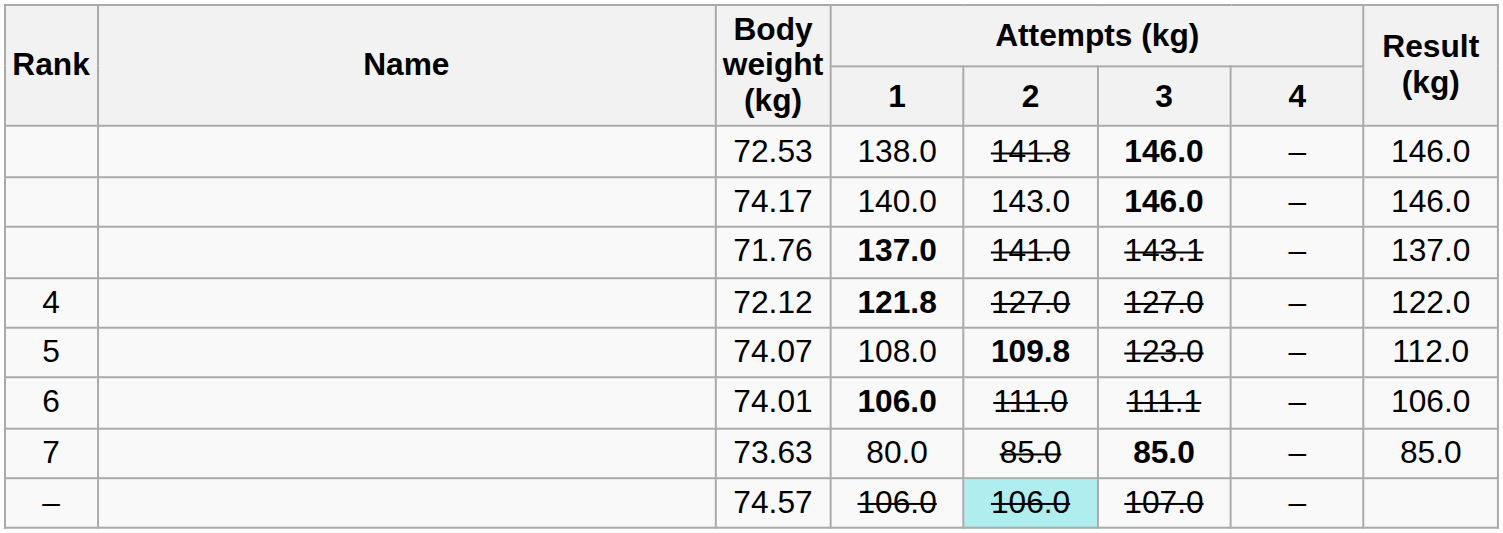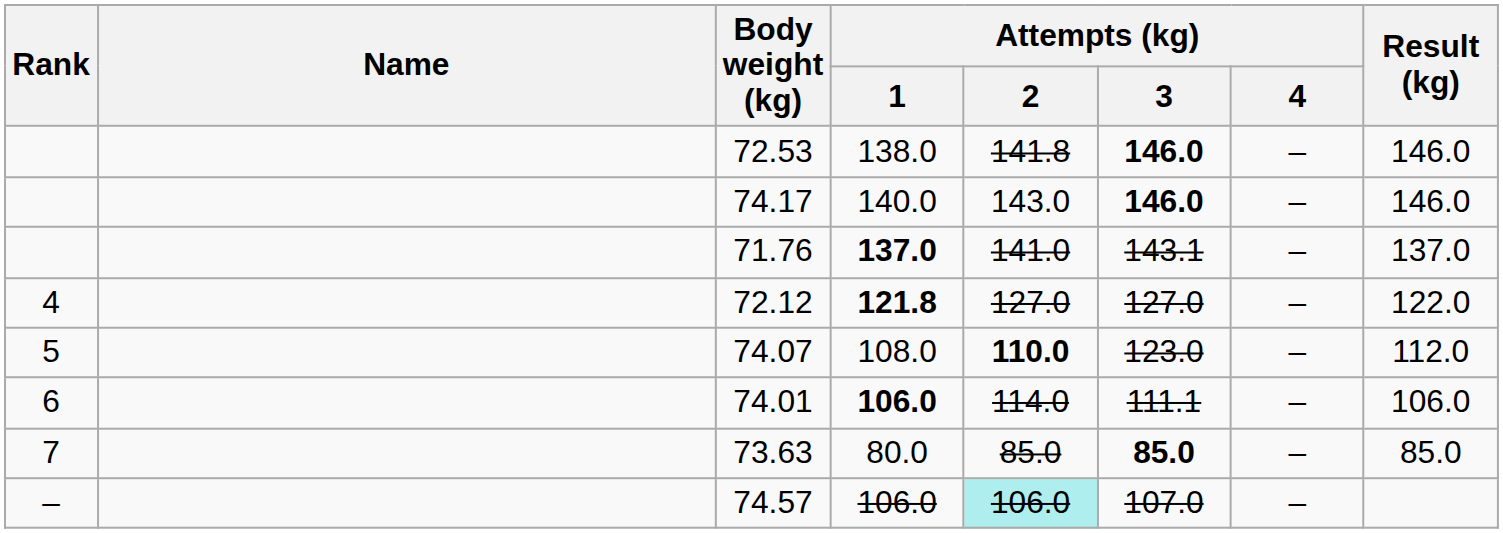(1031, 352) 109.8 -> (1031, 352) 110.0
(1031, 402) 111.0 -> (1031, 402) 114.0
